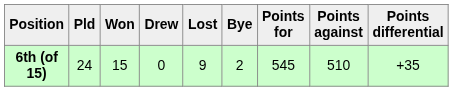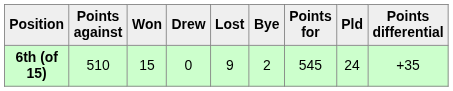columns swapped: (85, 24) <-> (339, 24)
